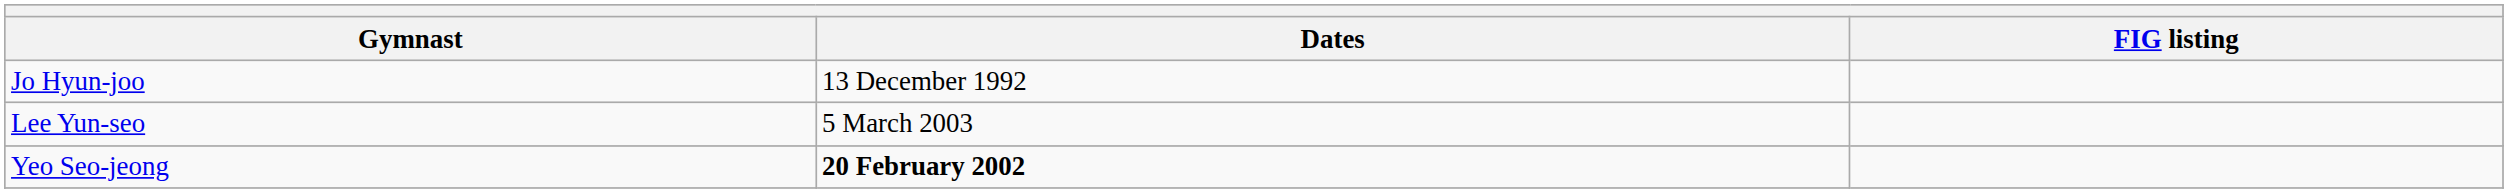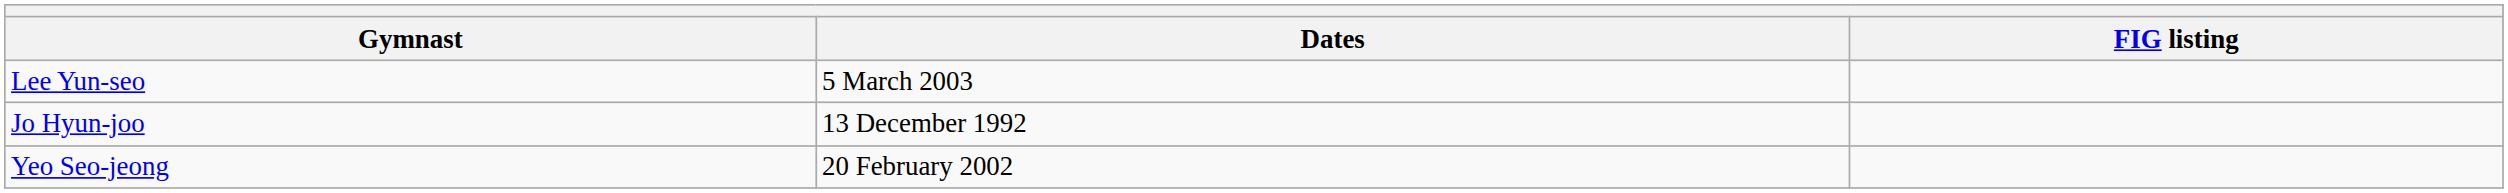rows swapped: (78, 80) <-> (78, 123)
(924, 166) bold -> (918, 166) normal
